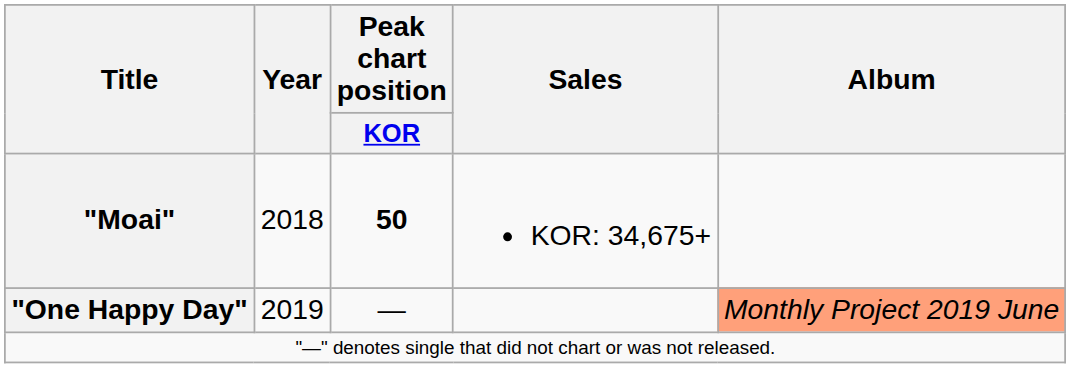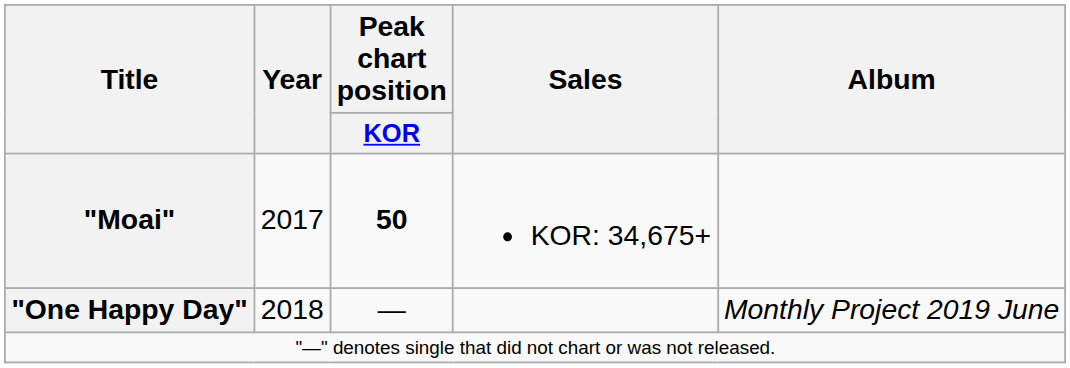(292, 220) 2018 -> (292, 220) 2017
(292, 309) 2019 -> (292, 309) 2018
(892, 309) lightsalmon background -> (892, 309) no background
